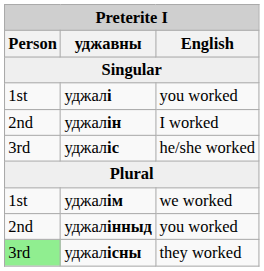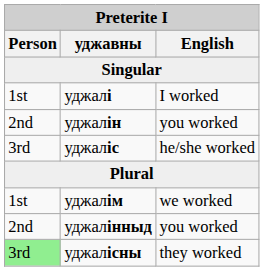(199, 95) you worked -> (189, 95) I worked
(189, 122) I worked -> (199, 122) you worked
